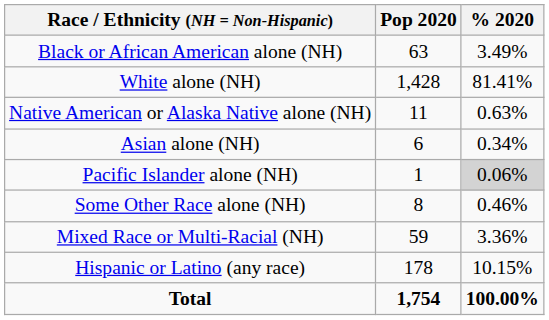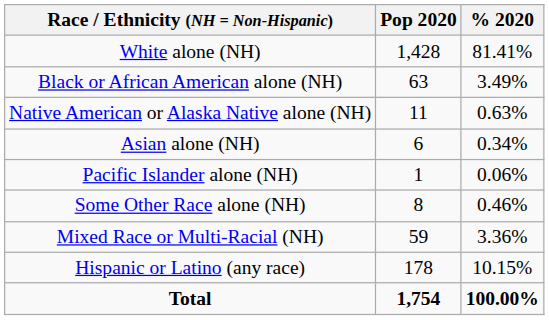rows swapped: (190, 81) <-> (190, 50)
(502, 174) lightgrey background -> (502, 174) no background
